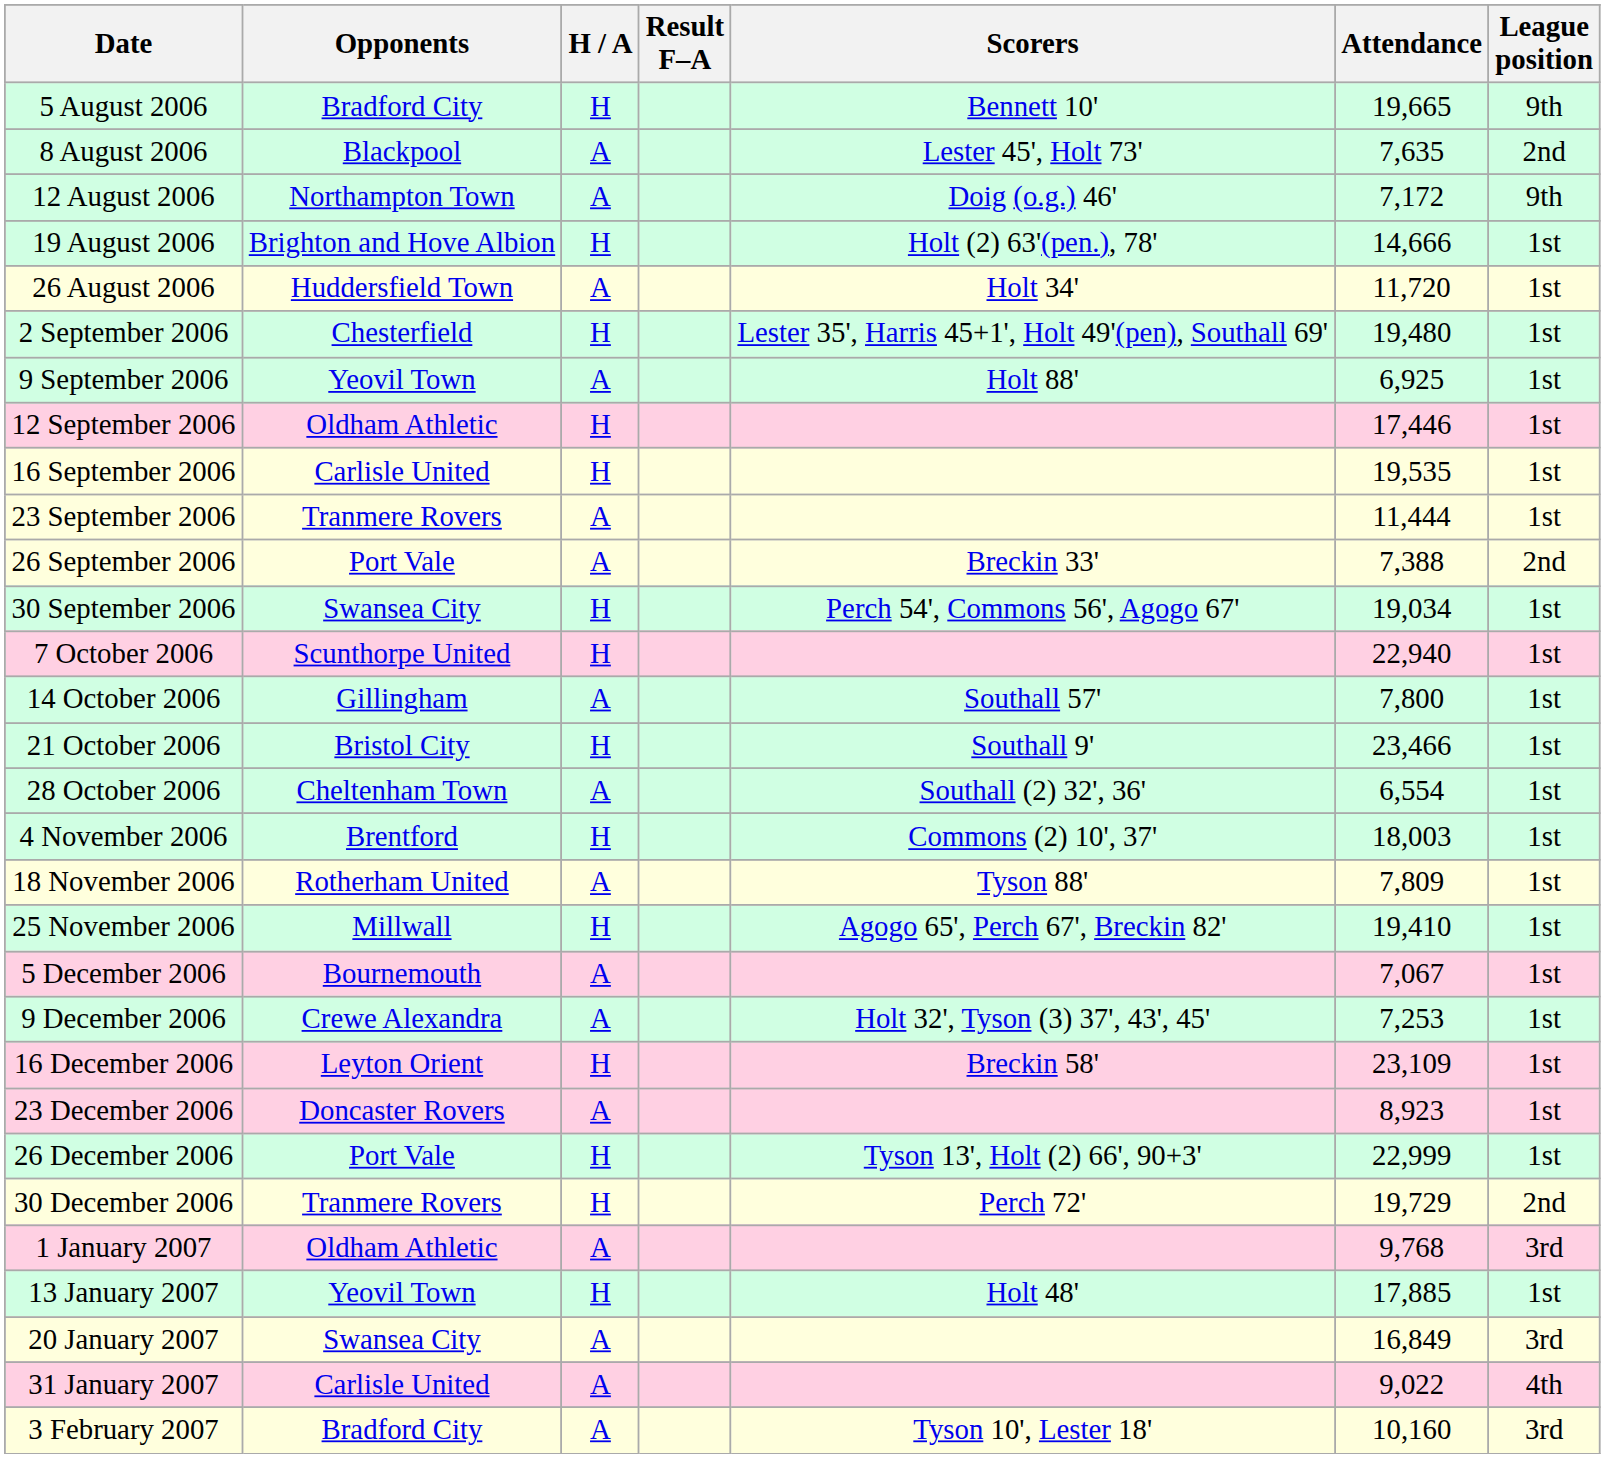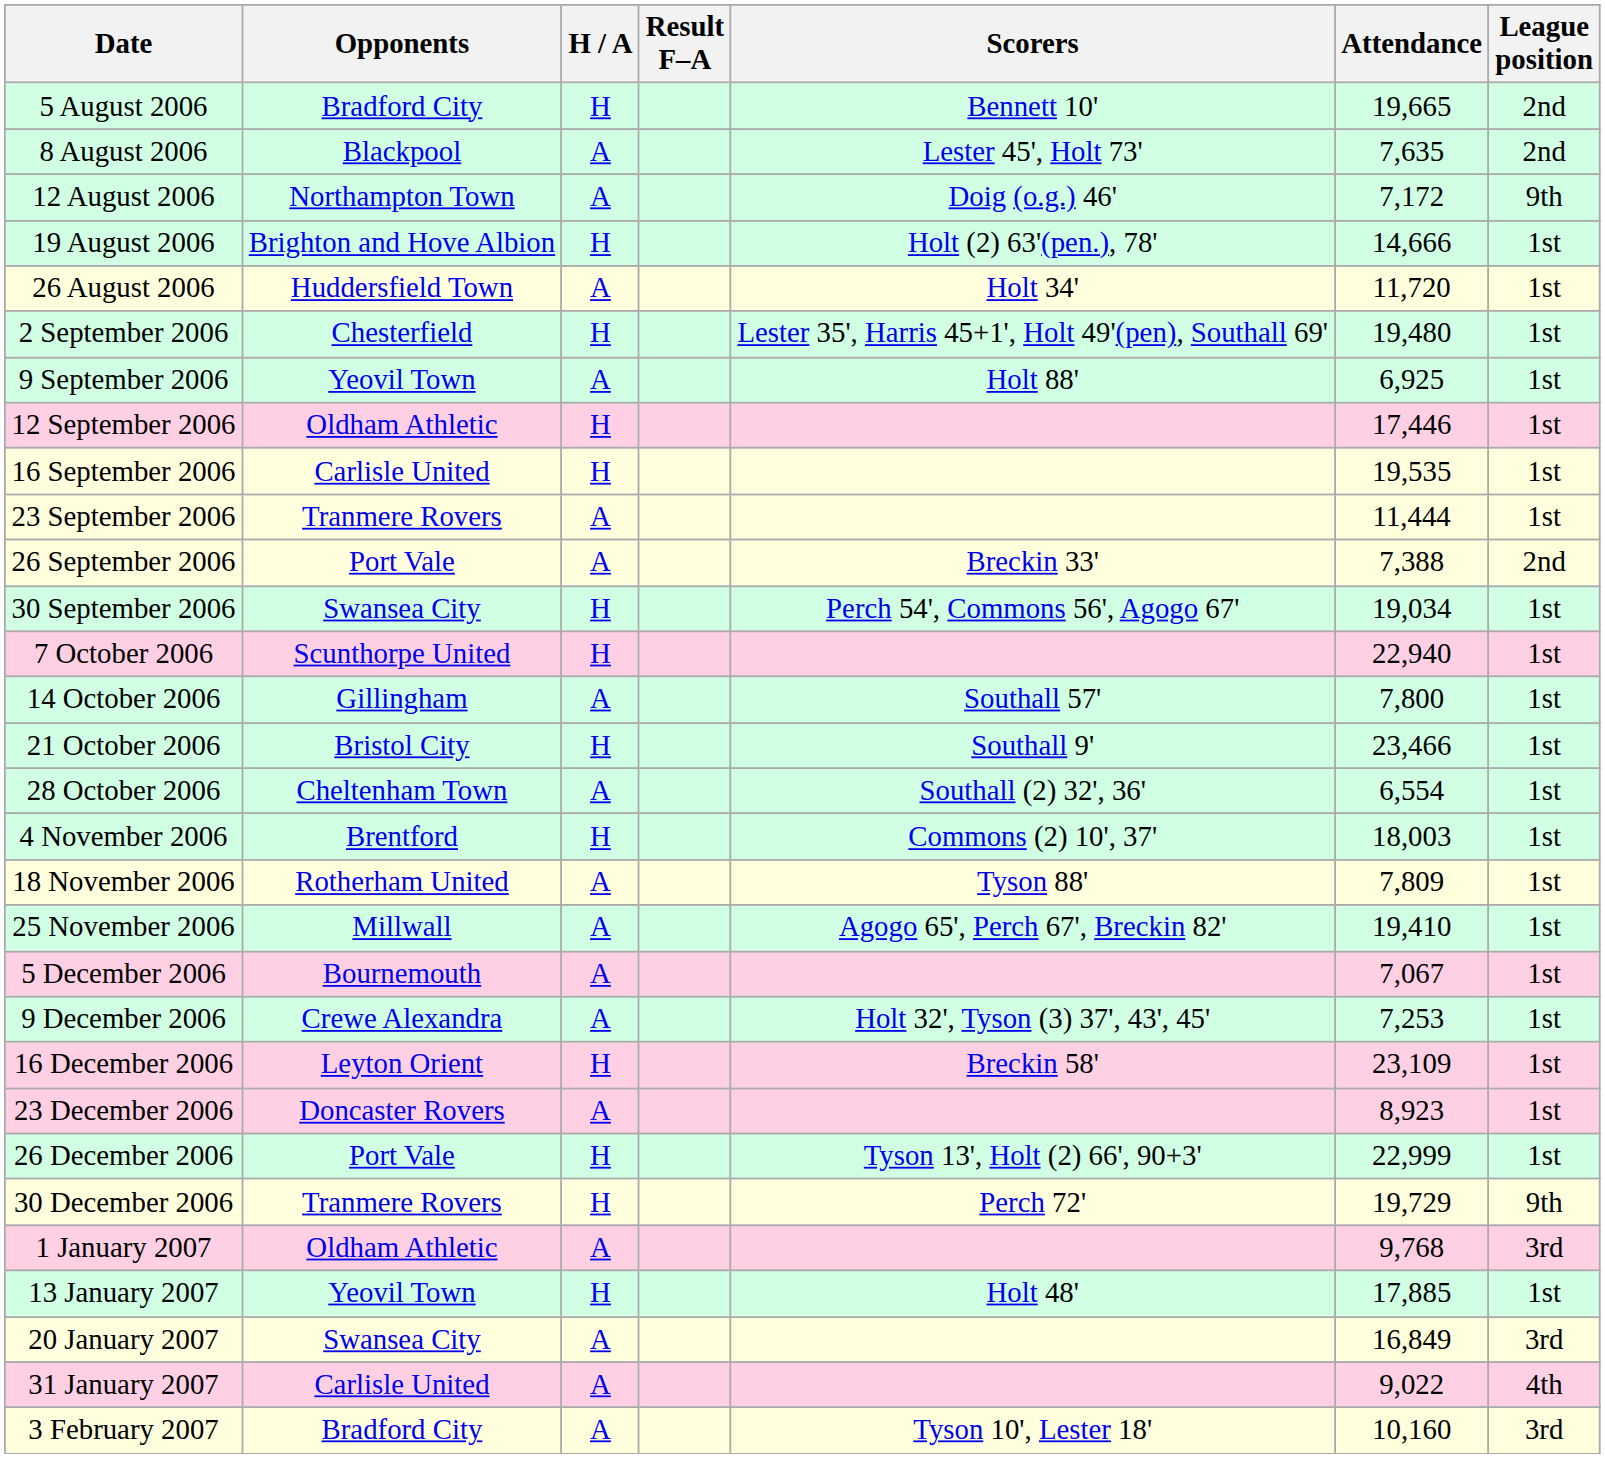(1544, 105) 9th -> (1544, 105) 2nd
(600, 927) H -> (600, 927) A
(1544, 1201) 2nd -> (1544, 1201) 9th
